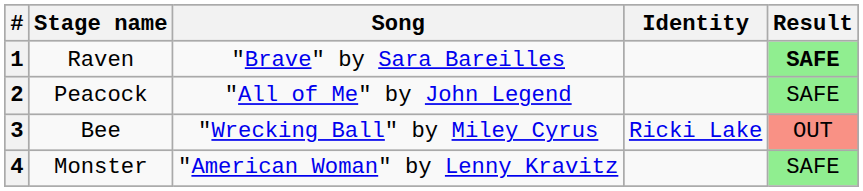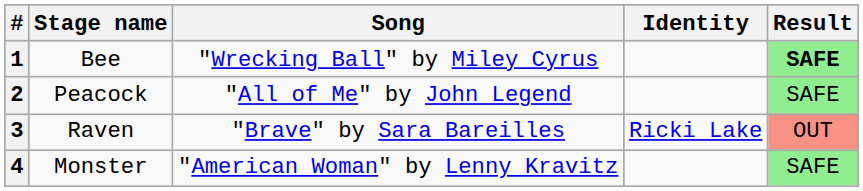(101, 59) Raven -> (101, 59) Bee
(398, 59) "Brave" by Sara Bareilles -> (398, 59) "Wrecking Ball" by Miley Cyrus
(101, 132) Bee -> (101, 132) Raven
(398, 132) "Wrecking Ball" by Miley Cyrus -> (398, 132) "Brave" by Sara Bareilles
